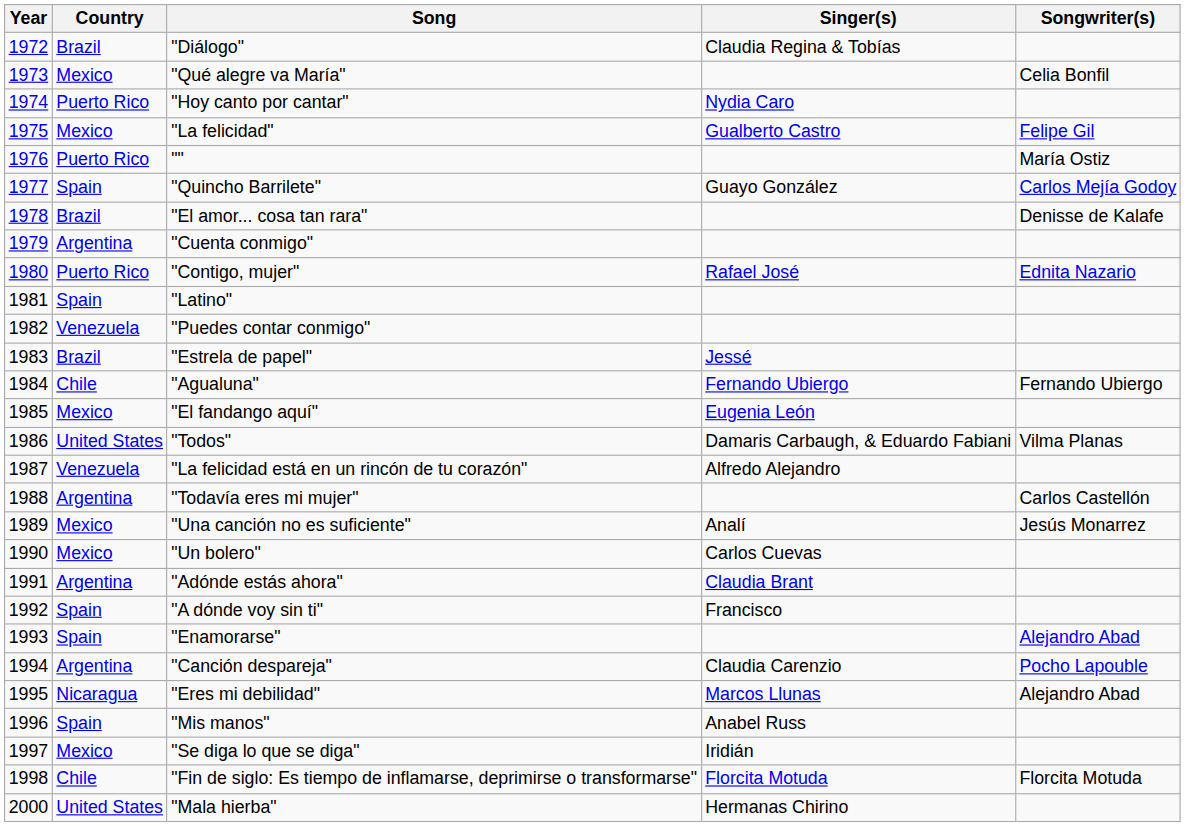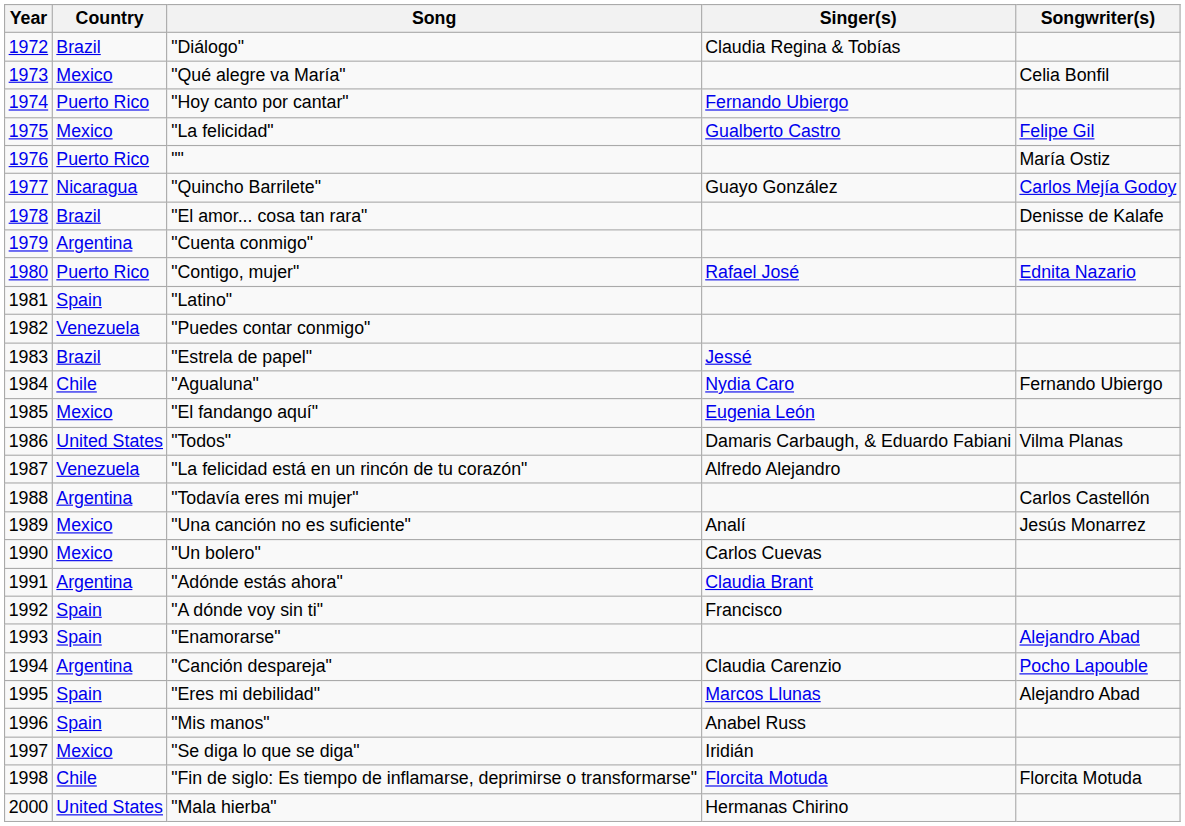(750, 103) Nydia Caro -> (777, 103) Fernando Ubiergo
(79, 187) Spain -> (97, 187) Nicaragua
(777, 384) Fernando Ubiergo -> (750, 384) Nydia Caro
(97, 694) Nicaragua -> (79, 694) Spain
